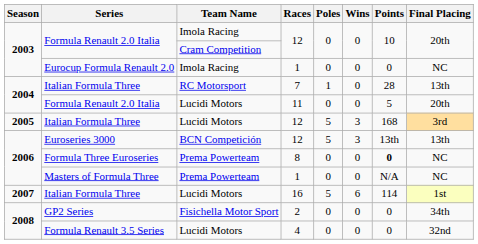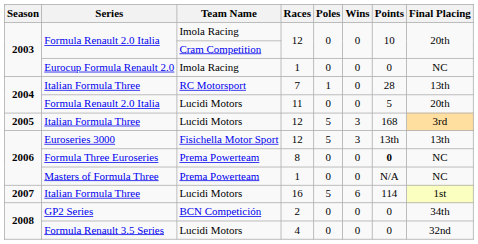(220, 140) BCN Competición -> (229, 140) Fisichella Motor Sport
(229, 212) Fisichella Motor Sport -> (220, 212) BCN Competición
